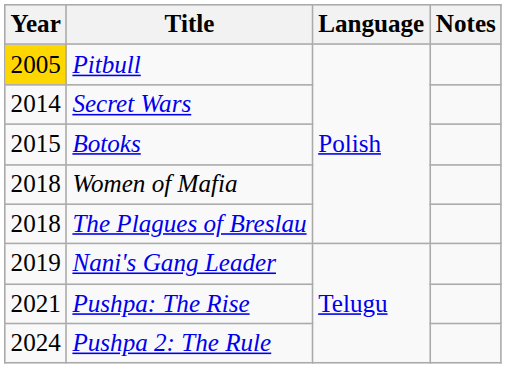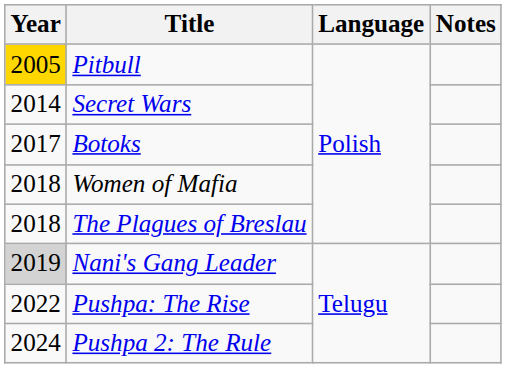(36, 143) 2015 -> (36, 143) 2017
(36, 263) no background -> (36, 263) lightgrey background
(36, 303) 2021 -> (36, 303) 2022
